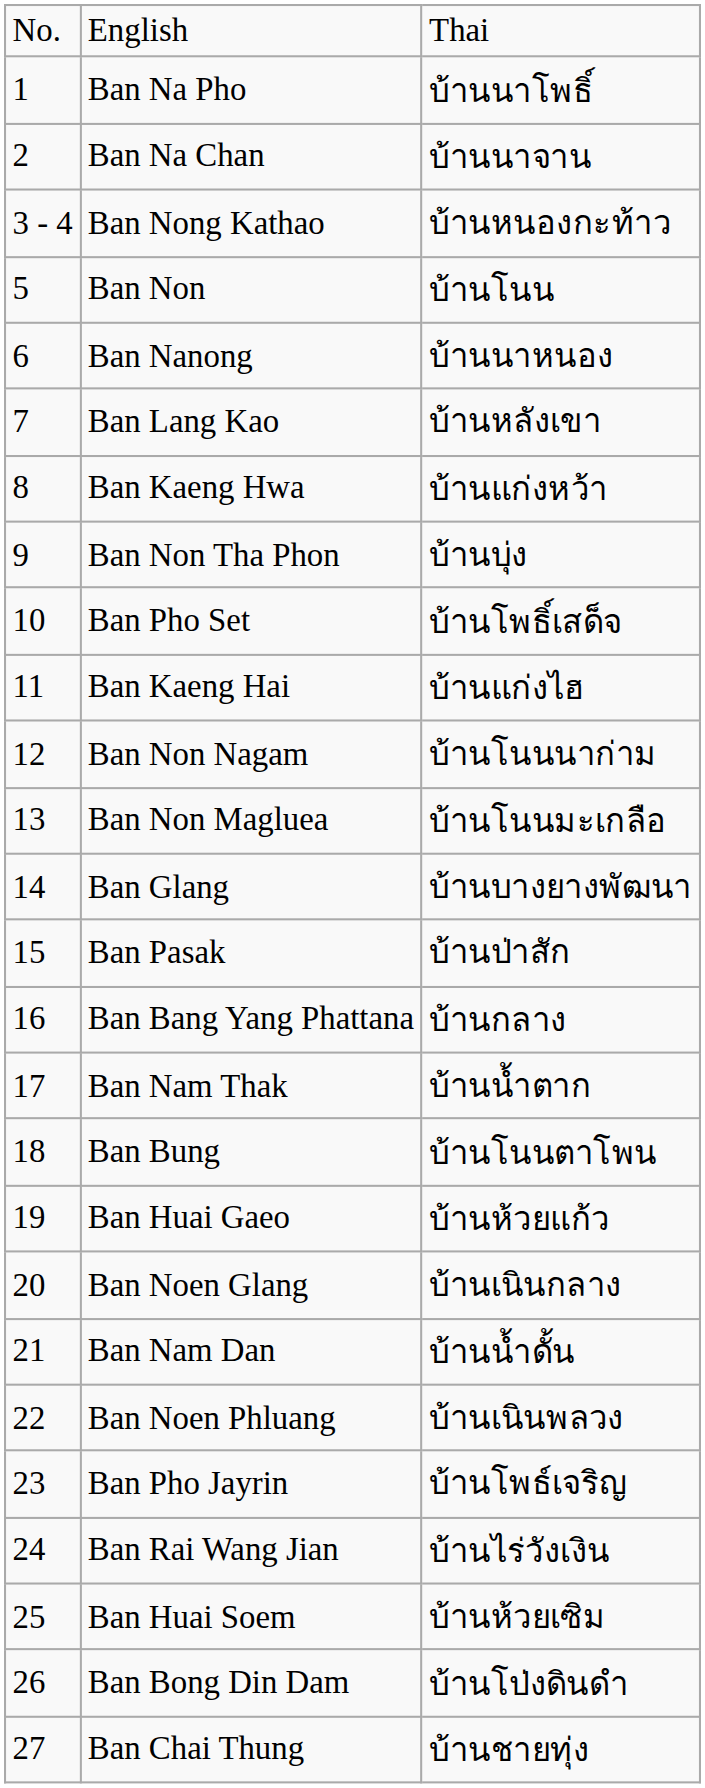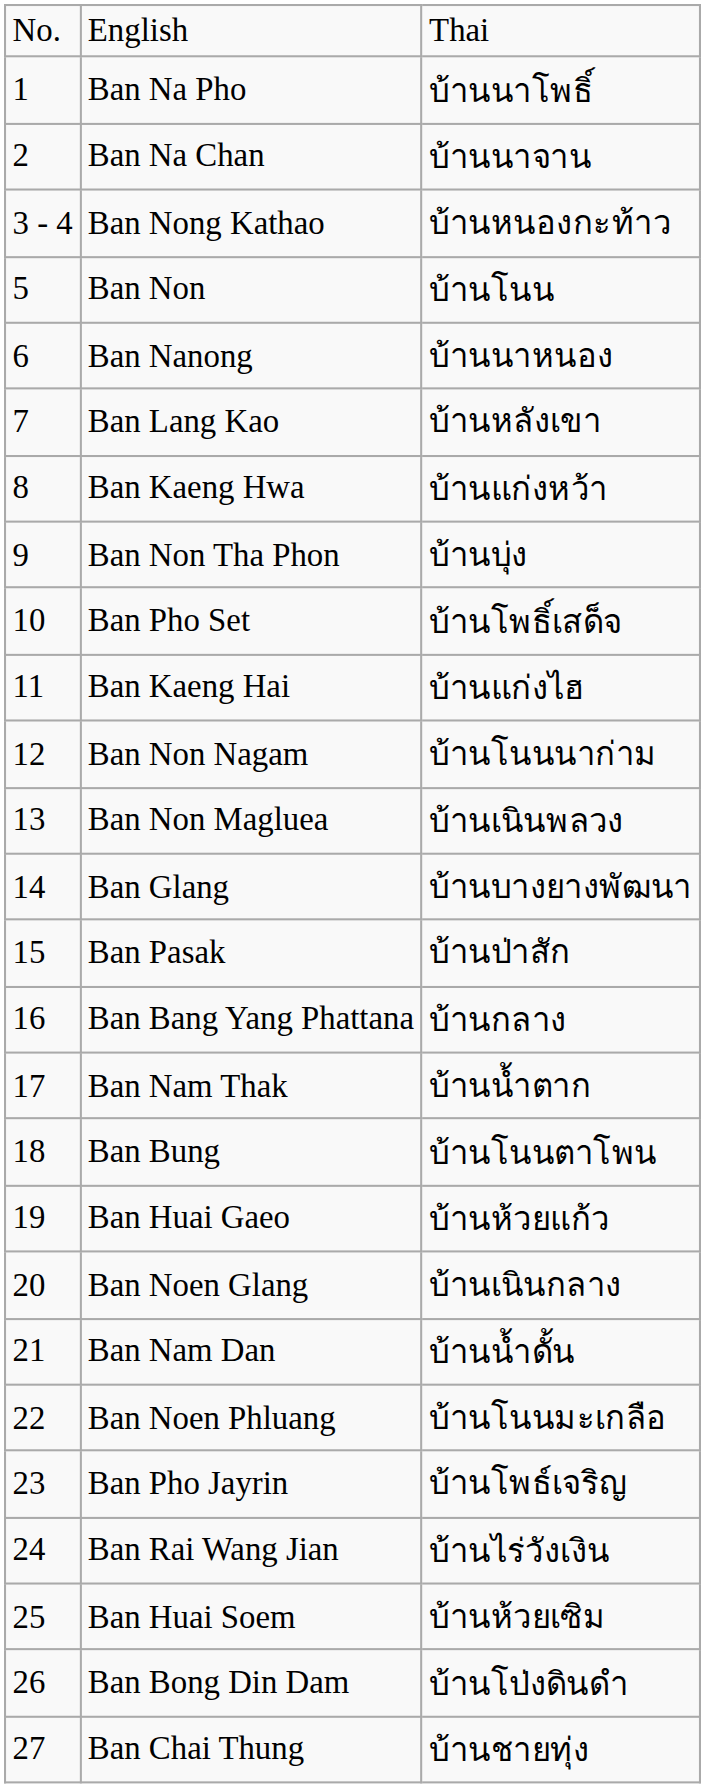(548, 820) บ้านโนนมะเกลือ -> (526, 820) บ้านเนินพลวง
(526, 1418) บ้านเนินพลวง -> (548, 1418) บ้านโนนมะเกลือ
